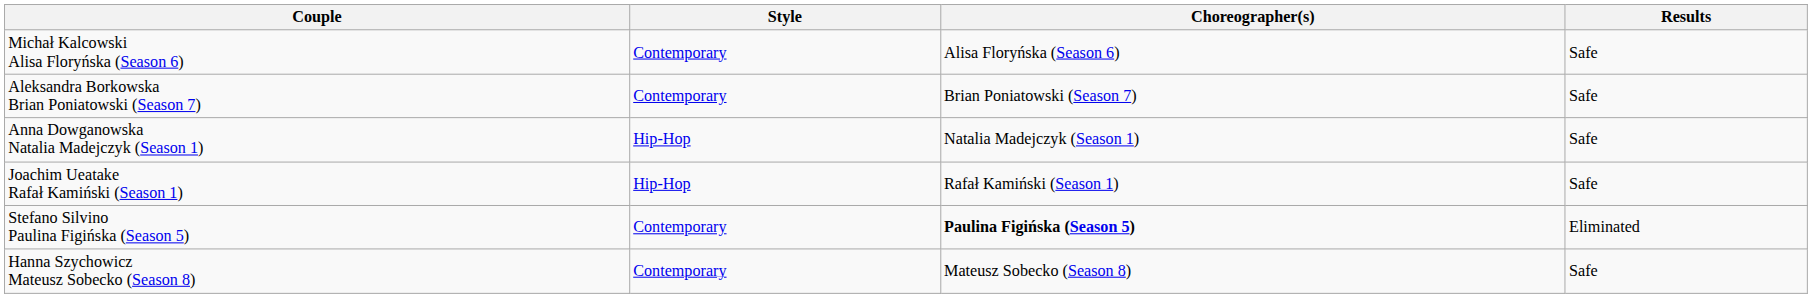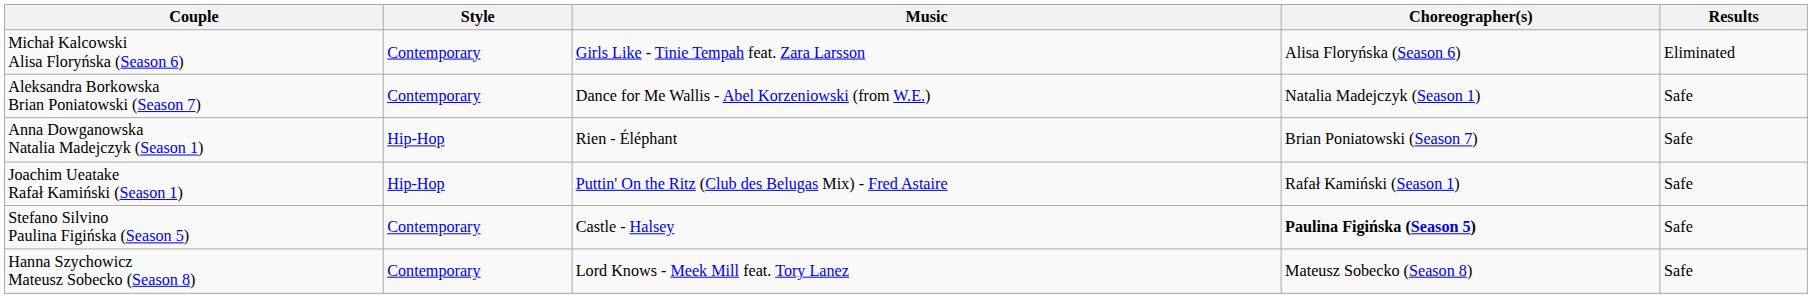+ column: (927, 17)
(1583, 52) Safe -> (1700, 52) Eliminated
(1040, 95) Brian Poniatowski (Season 7) -> (1383, 95) Natalia Madejczyk (Season 1)
(1042, 139) Natalia Madejczyk (Season 1) -> (1381, 139) Brian Poniatowski (Season 7)
(1604, 227) Eliminated -> (1678, 227) Safe
